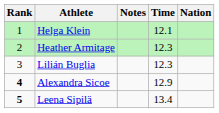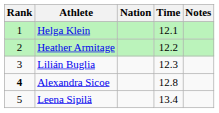columns swapped: (196, 13) <-> (133, 13)
(163, 47) 12.3 -> (168, 47) 12.2
(163, 82) 12.9 -> (168, 82) 12.8
(20, 99) bold -> (20, 99) normal
